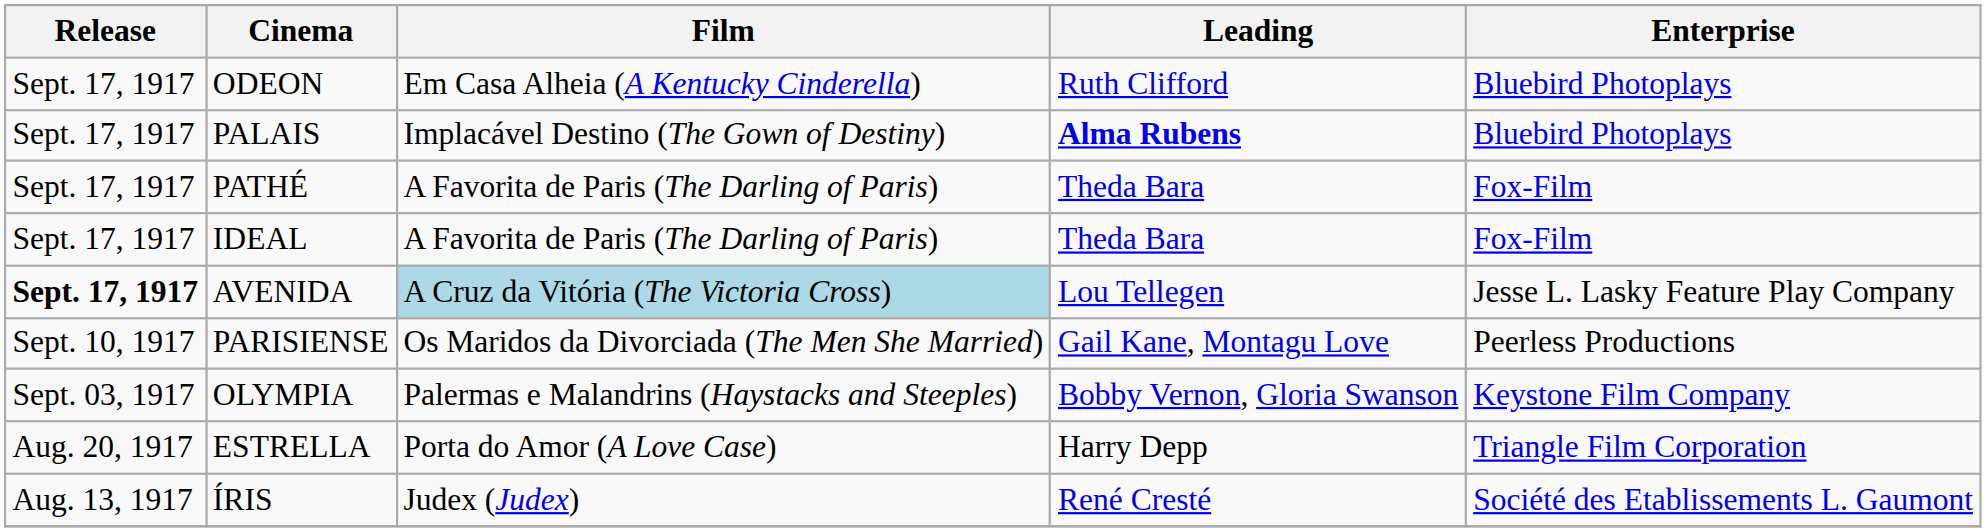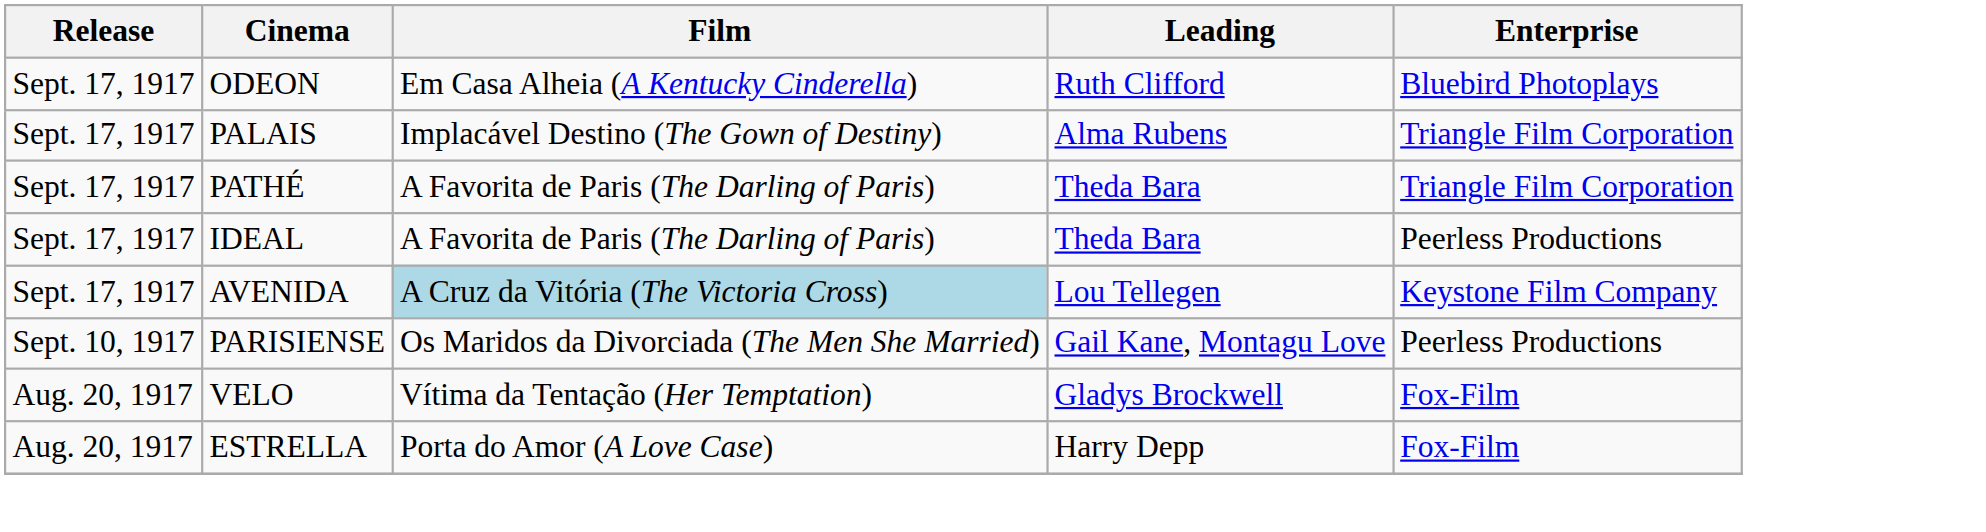(1150, 134) bold -> (1141, 134) normal
(1602, 134) Bluebird Photoplays -> (1567, 134) Triangle Film Corporation
(1533, 186) Fox-Film -> (1567, 186) Triangle Film Corporation
(1533, 238) Fox-Film -> (1531, 238) Peerless Productions
(105, 290) bold -> (104, 290) normal
(1714, 290) Jesse L. Lasky Feature Play Company -> (1559, 290) Keystone Film Company
- row: (283, 394)
+ row: (251, 394)
(1640, 446) Triangle Film Corporation -> (1460, 446) Fox-Film
- row: (243, 499)
